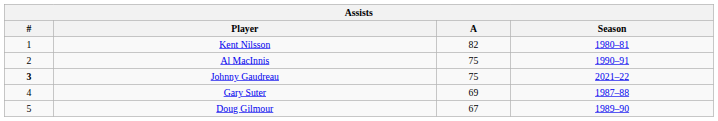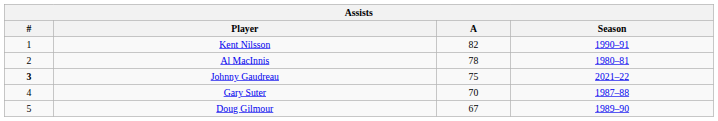(612, 44) 1980–81 -> (612, 44) 1990–91
(473, 60) 75 -> (473, 60) 78
(612, 60) 1990–91 -> (612, 60) 1980–81
(473, 92) 69 -> (473, 92) 70
